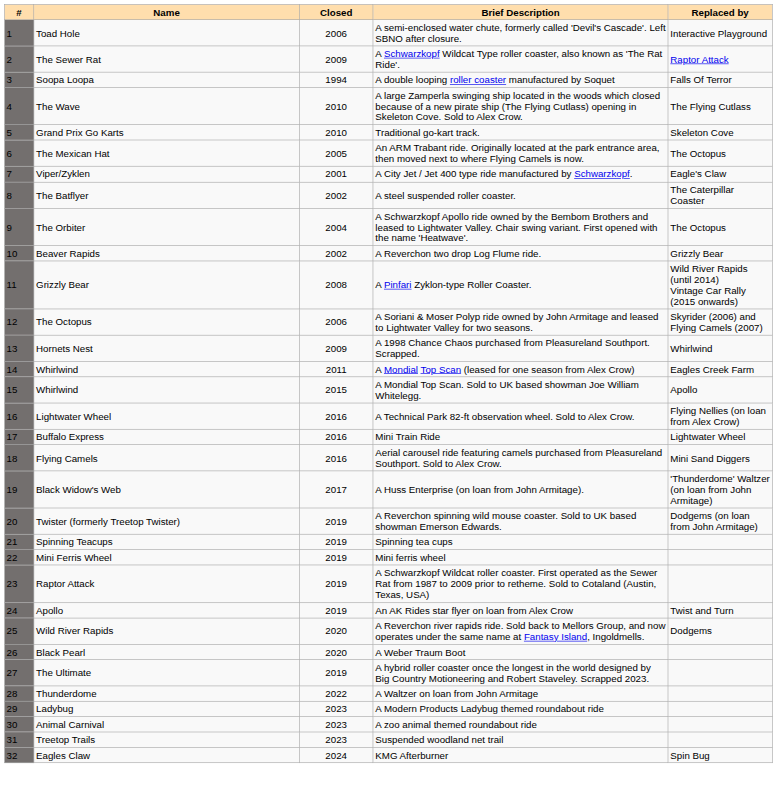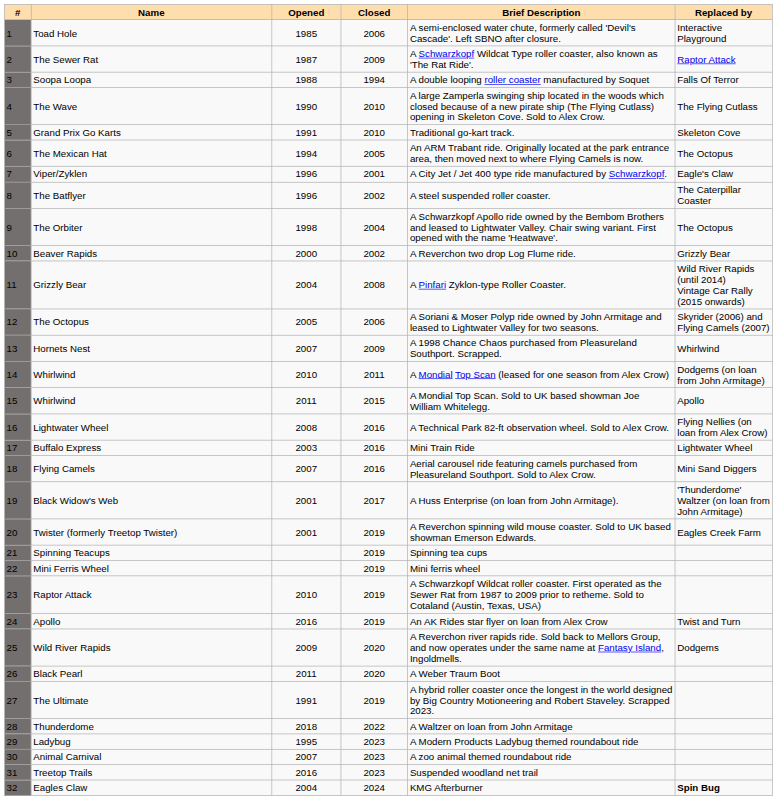+ column: (306, 12)
(712, 369) Eagles Creek Farm -> (721, 375) Dodgems (on loan from John Armitage)
(714, 521) Dodgems (on loan from John Armitage) -> (719, 532) Eagles Creek Farm
(690, 755) normal -> (699, 788) bold
